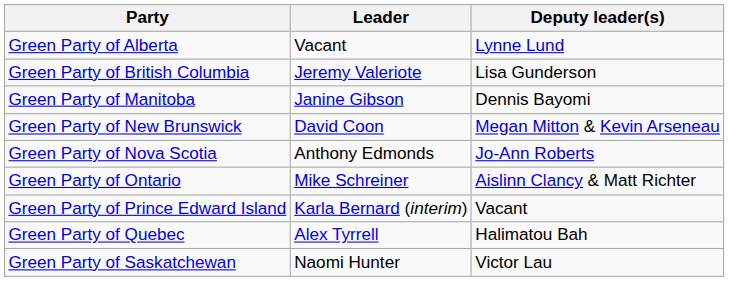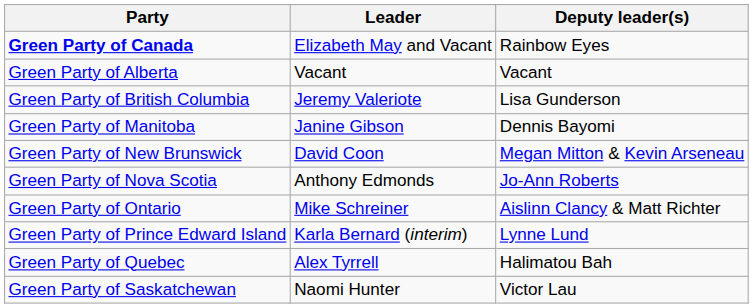+ row: (101, 45)
(520, 45) Lynne Lund -> (526, 72) Vacant
(501, 208) Vacant -> (544, 235) Lynne Lund
